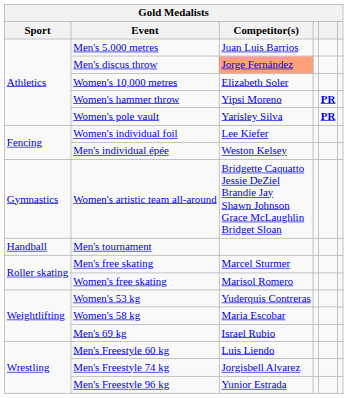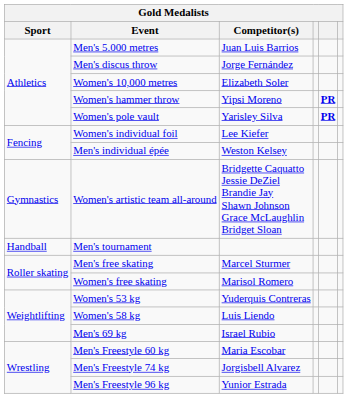(257, 64) lightsalmon background -> (257, 64) no background
(253, 315) Maria Escobar -> (248, 315) Luis Liendo
(248, 350) Luis Liendo -> (253, 350) Maria Escobar
